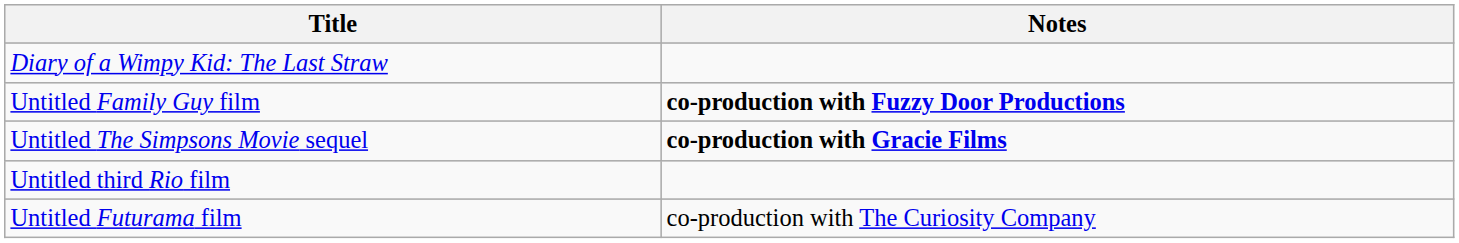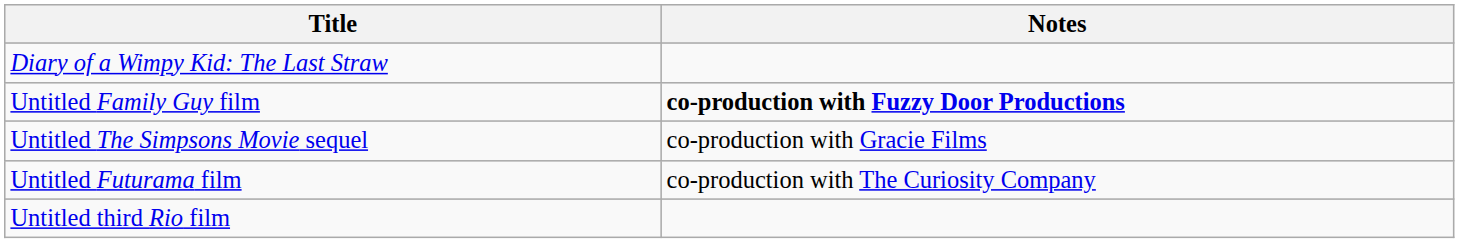(837, 140) bold -> (827, 140) normal
rows swapped: (120, 179) <-> (126, 218)
